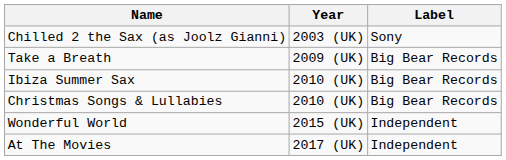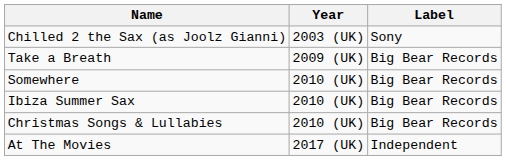+ row: (43, 80)
- row: (67, 123)
